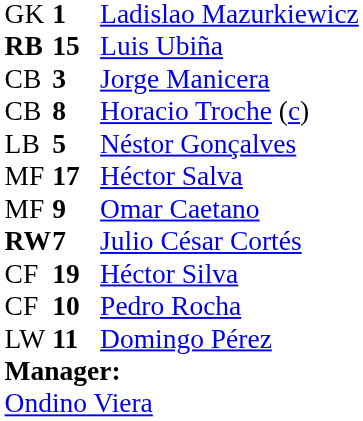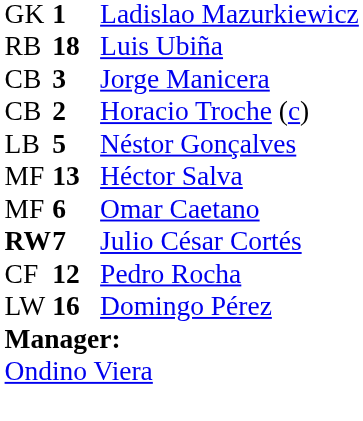(24, 46) bold -> (23, 46) normal
(66, 46) 15 -> (66, 46) 18
(59, 111) 8 -> (59, 111) 2
(66, 176) 17 -> (66, 176) 13
(59, 208) 9 -> (59, 208) 6
- row: (169, 273)
(66, 306) 10 -> (66, 273) 12
(65, 338) 11 -> (66, 306) 16
